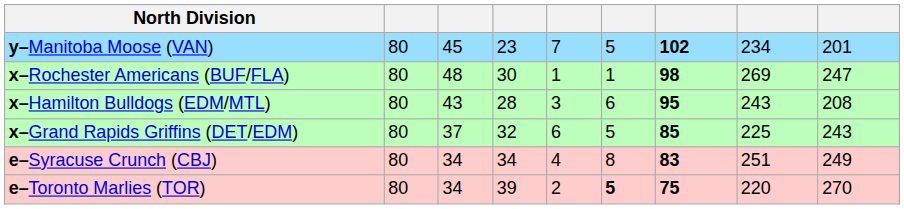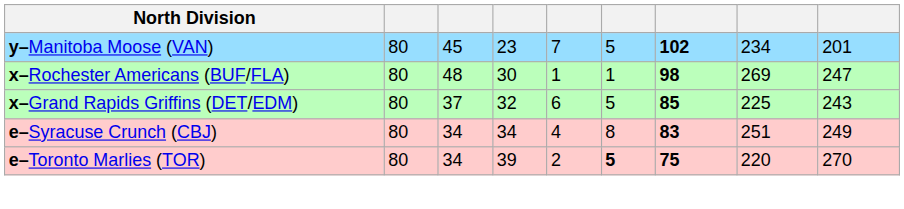- row: (140, 103)
